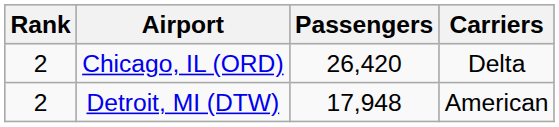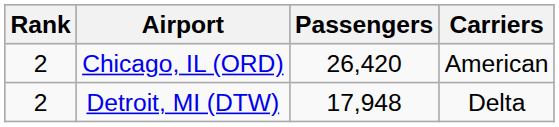(497, 63) Delta -> (497, 63) American
(497, 102) American -> (497, 102) Delta
